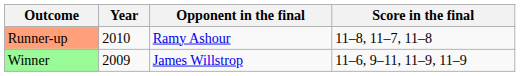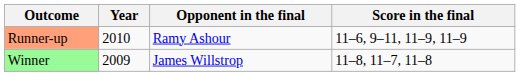(384, 37) 11–8, 11–7, 11–8 -> (401, 37) 11–6, 9–11, 11–9, 11–9
(401, 60) 11–6, 9–11, 11–9, 11–9 -> (384, 60) 11–8, 11–7, 11–8
